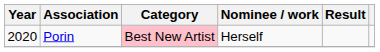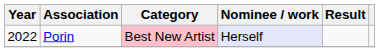(22, 36) 2020 -> (22, 36) 2022
(242, 36) no background -> (242, 36) lavender background
